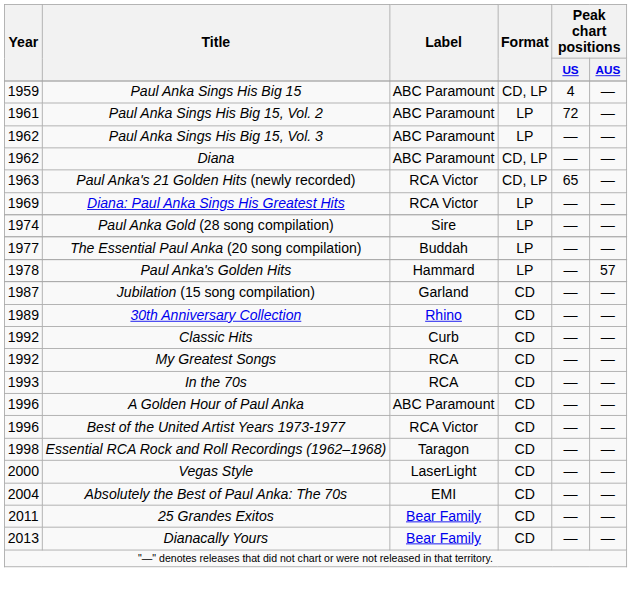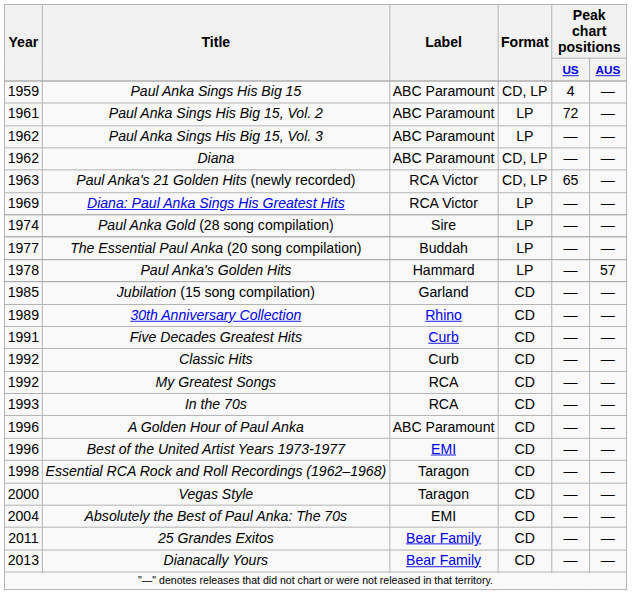(23, 292) 1987 -> (23, 292) 1985
+ row: (216, 337)
(444, 426) RCA Victor -> (444, 449) EMI
(444, 471) LaserLight -> (444, 493) Taragon
